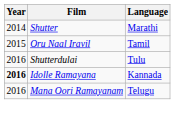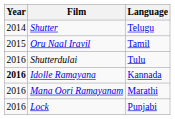(143, 28) Marathi -> (141, 28) Telugu
(141, 91) Telugu -> (143, 91) Marathi
+ row: (39, 107)
